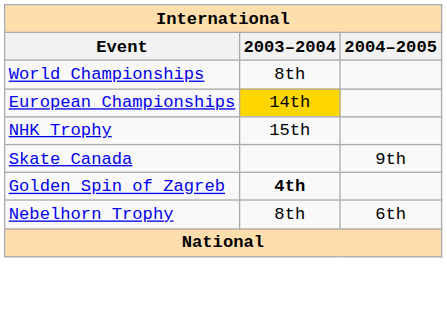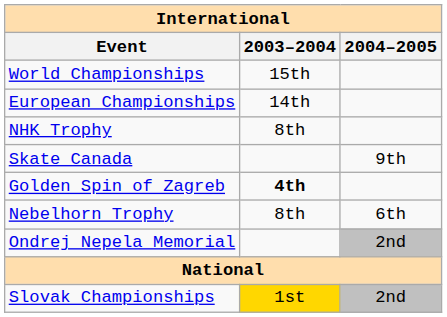(290, 75) 8th -> (290, 75) 15th
(290, 103) gold background -> (290, 103) no background
(290, 131) 15th -> (290, 131) 8th
+ row: (122, 242)
+ row: (112, 298)
